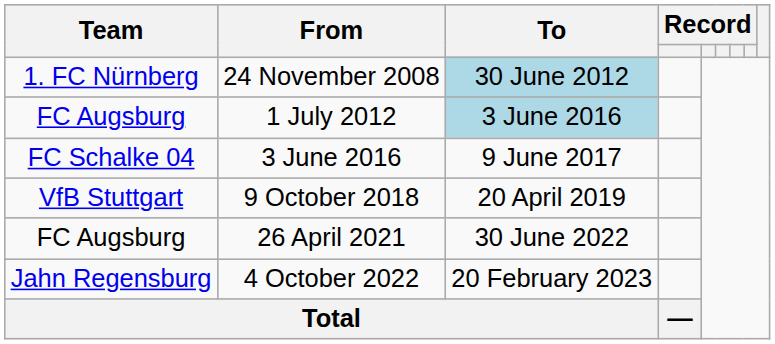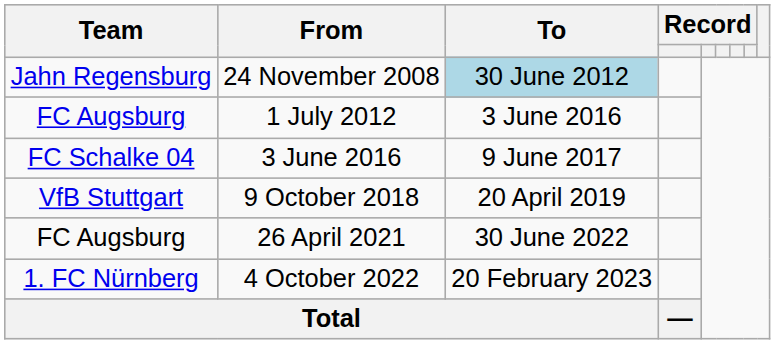(111, 76) 1. FC Nürnberg -> (111, 76) Jahn Regensburg
(552, 117) lightblue background -> (552, 117) no background
(111, 278) Jahn Regensburg -> (111, 278) 1. FC Nürnberg
